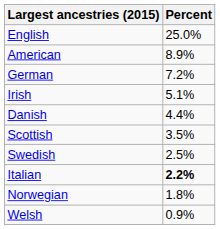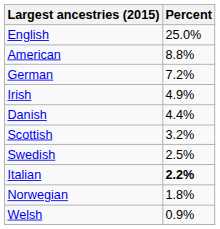(180, 55) 8.9% -> (180, 55) 8.8%
(180, 95) 5.1% -> (180, 95) 4.9%
(180, 135) 3.5% -> (180, 135) 3.2%
